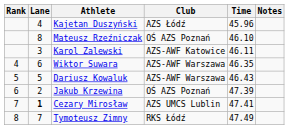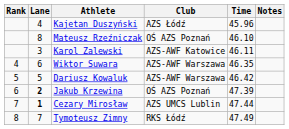(241, 78) 46.43 -> (241, 78) 46.42
(40, 91) normal -> (40, 91) bold
(241, 104) 47.41 -> (241, 104) 47.44
